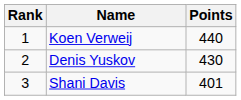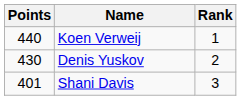columns swapped: (25, 15) <-> (211, 15)
